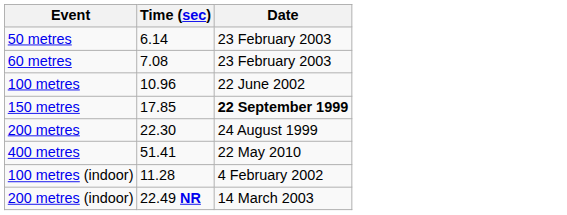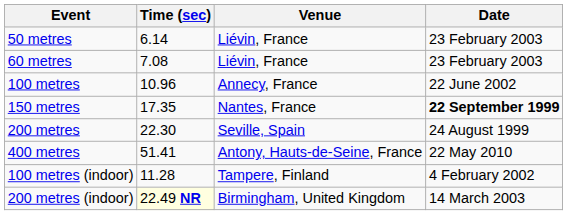+ column: (320, 15)
(158, 107) 17.85 -> (158, 107) 17.35
(170, 198) no background -> (170, 198) lightyellow background
